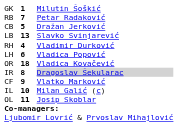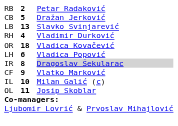- row: (9, 9)
(23, 18) 7 -> (23, 9) 2
rows swapped: (9, 54) <-> (9, 63)
